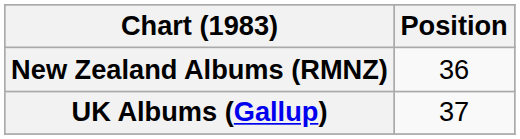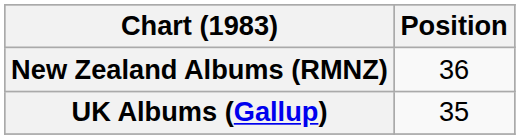(454, 112) 37 -> (454, 112) 35
